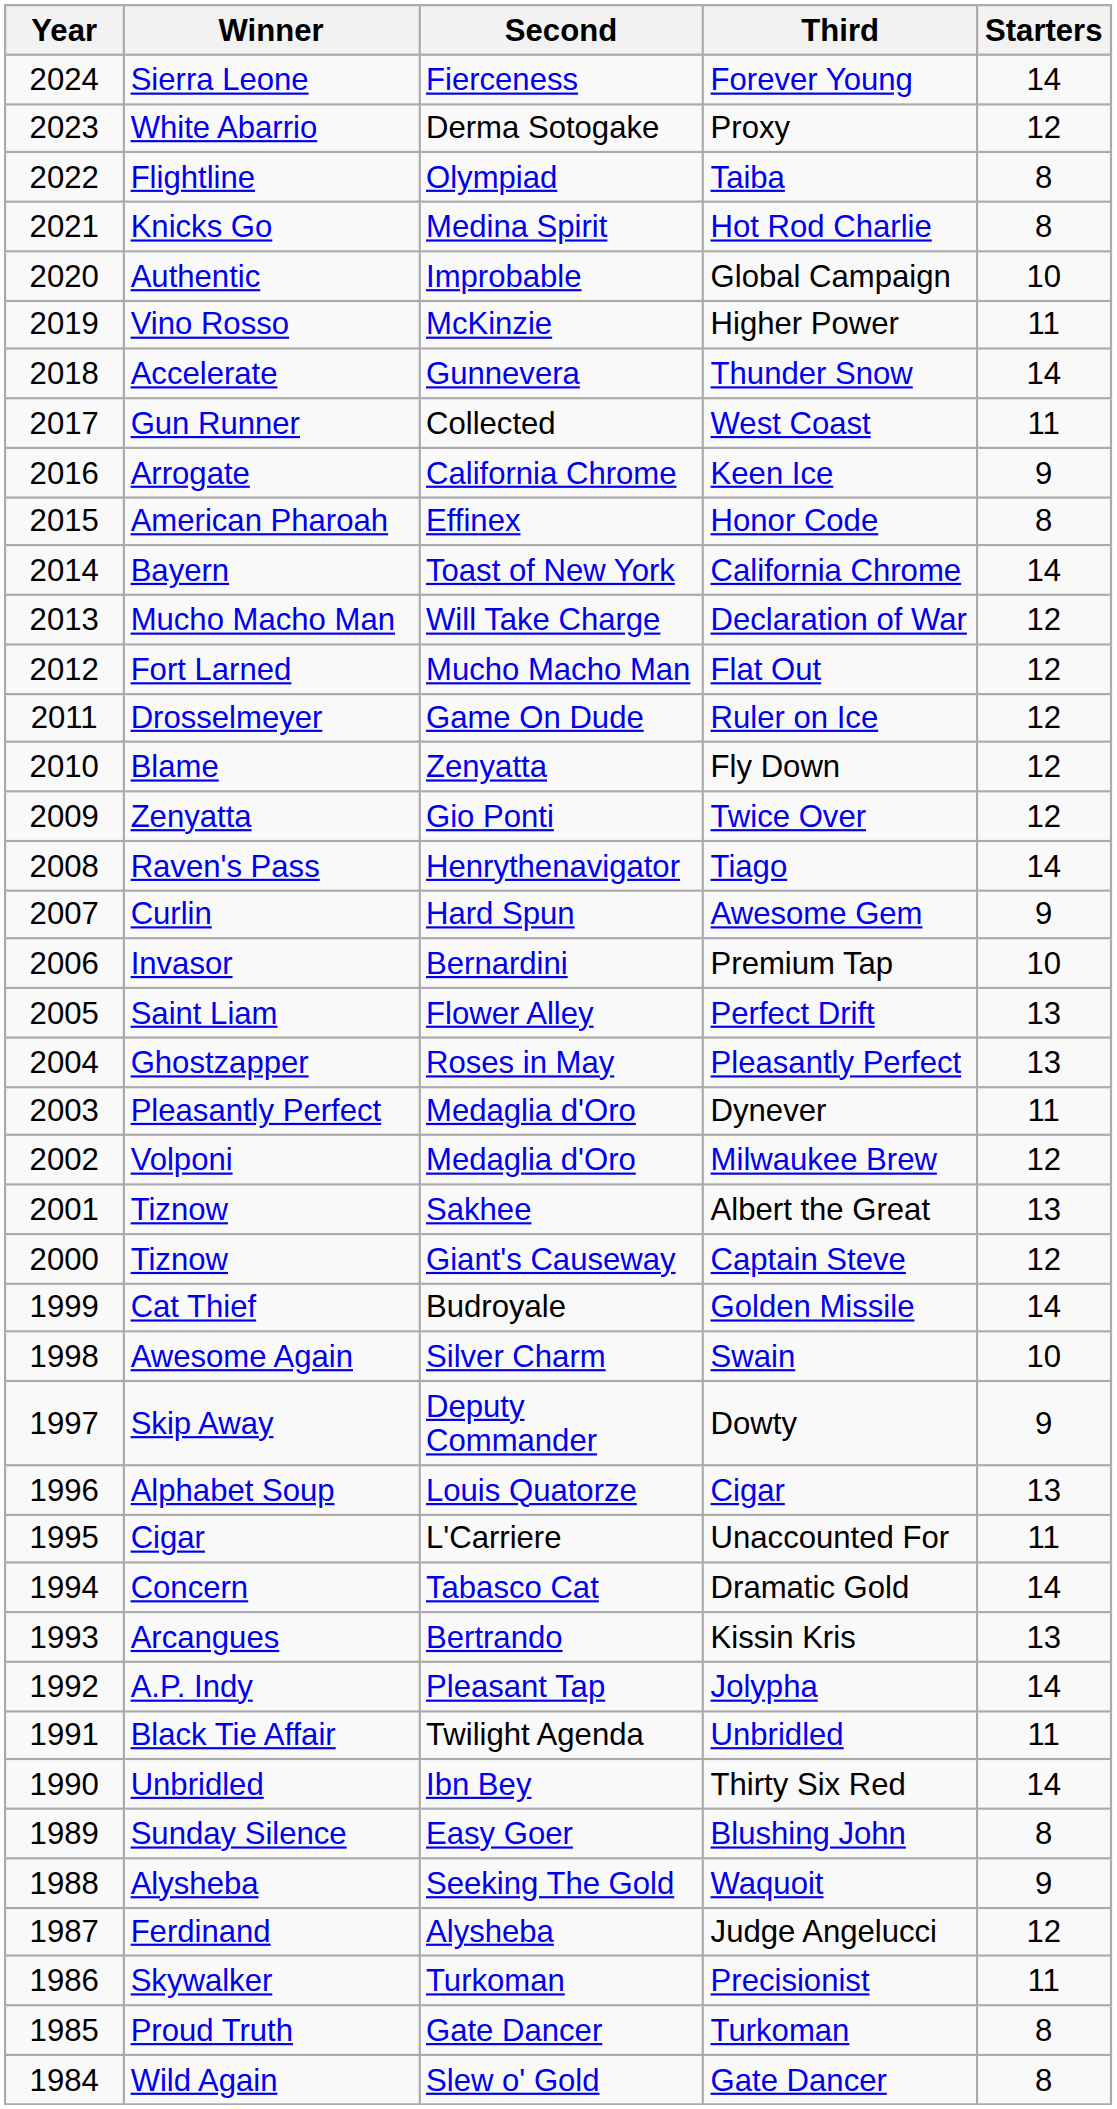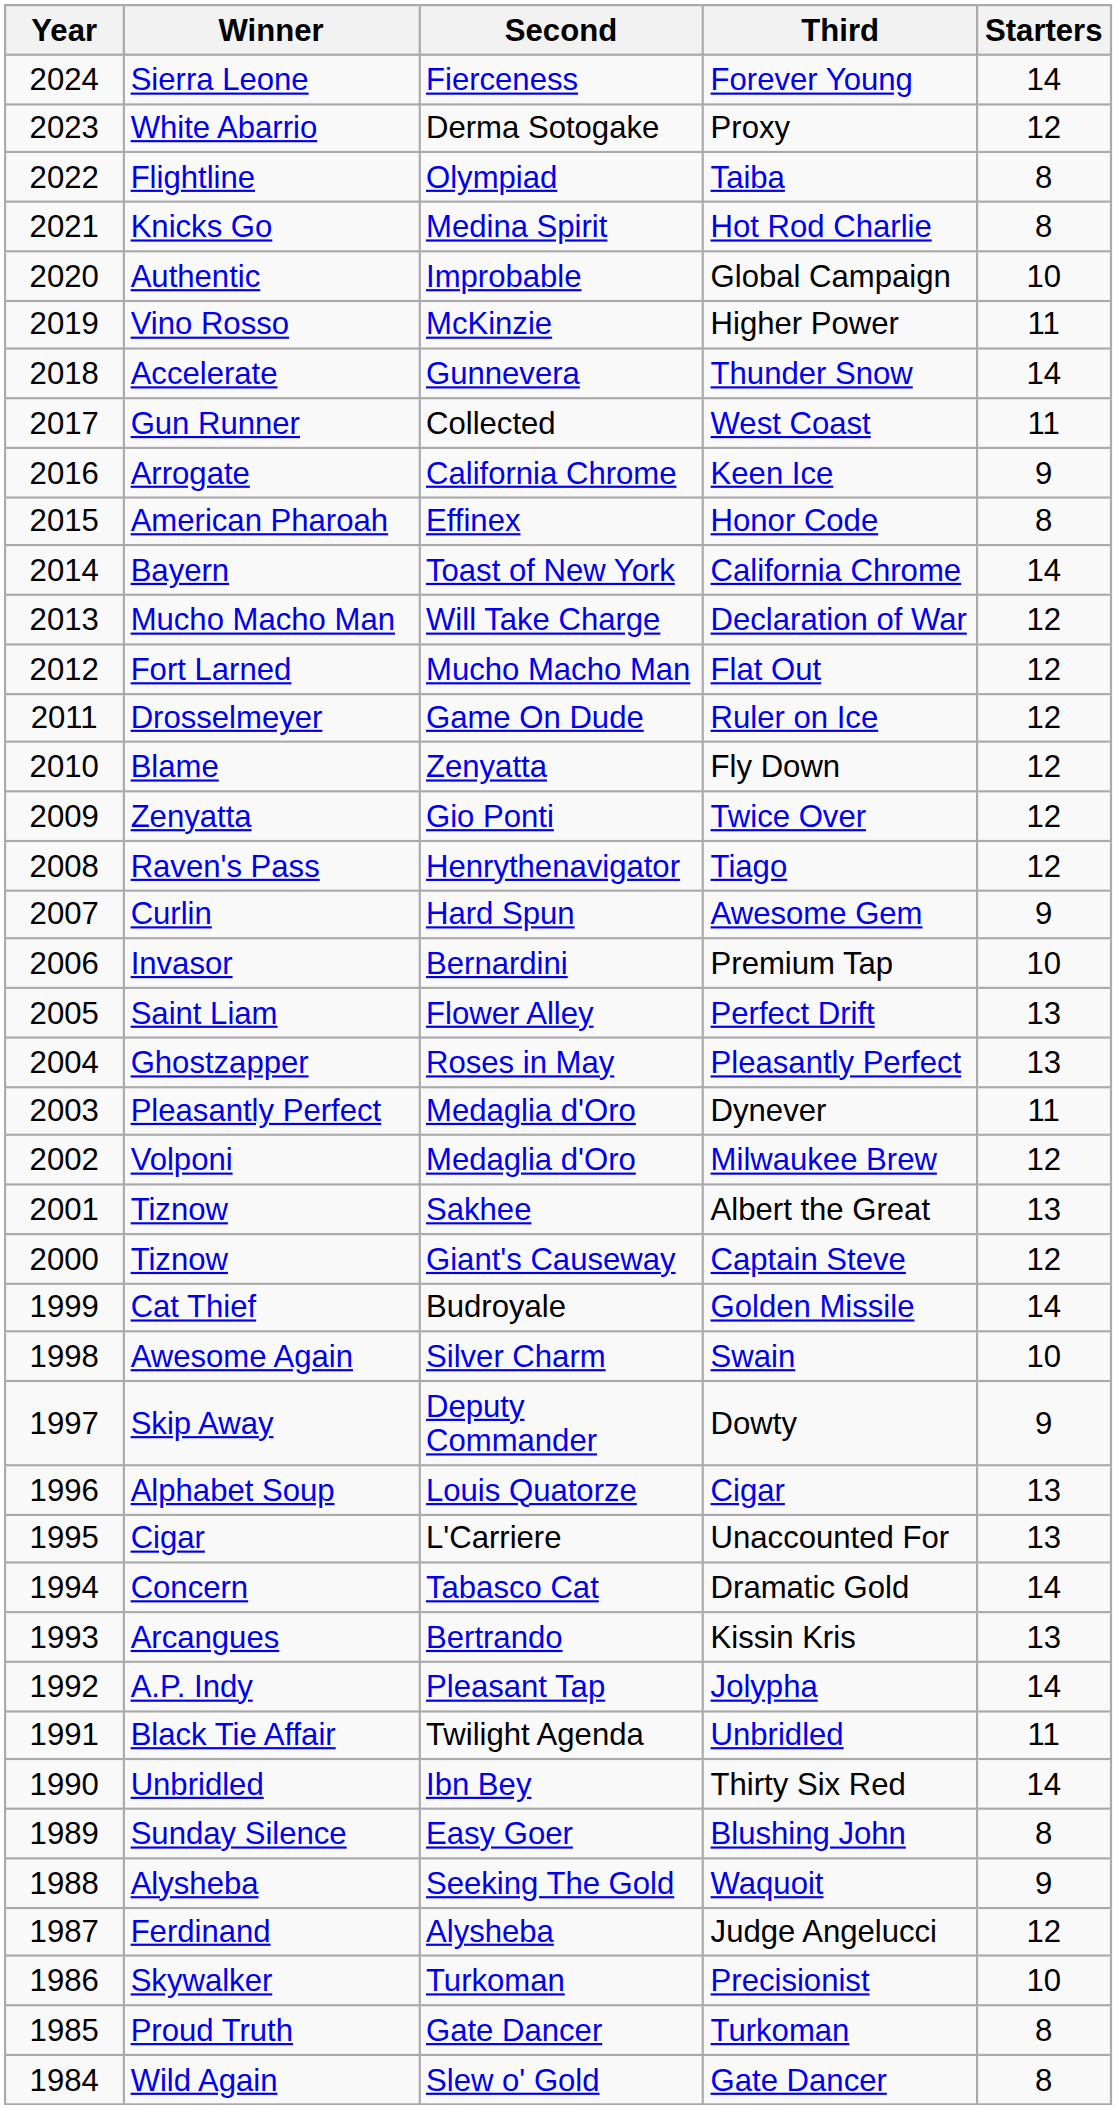(1044, 865) 14 -> (1044, 865) 12
(1044, 1539) 11 -> (1044, 1539) 13
(1044, 1981) 11 -> (1044, 1981) 10
